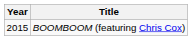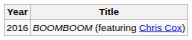(17, 27) 2015 -> (17, 27) 2016
